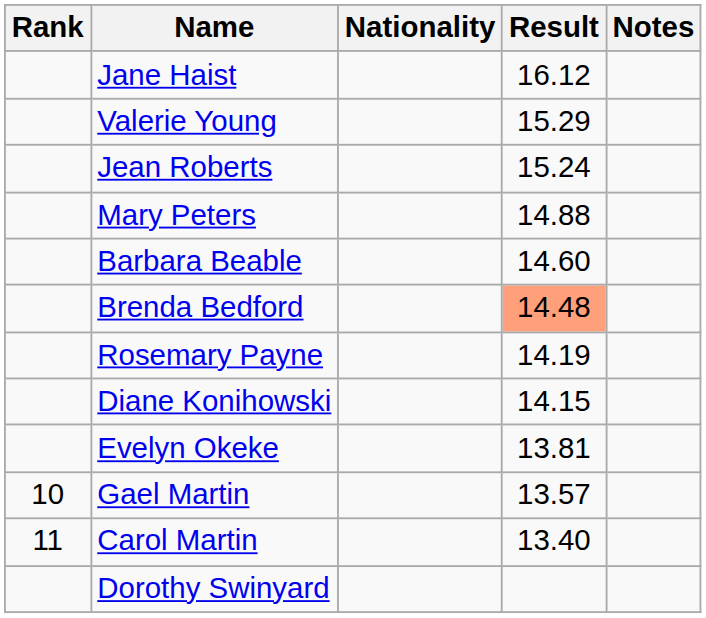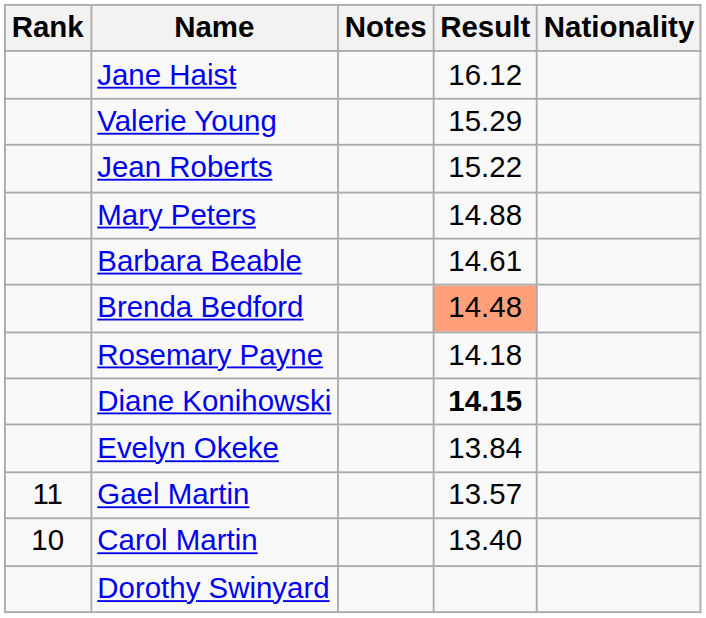columns swapped: (420, 27) <-> (653, 27)
(554, 167) 15.24 -> (485, 167) 15.22
(554, 261) 14.60 -> (485, 261) 14.61
(554, 354) 14.19 -> (485, 354) 14.18
(554, 401) normal -> (485, 401) bold
(554, 448) 13.81 -> (485, 448) 13.84
(48, 494) 10 -> (48, 494) 11
(48, 541) 11 -> (48, 541) 10
